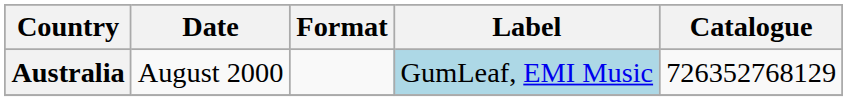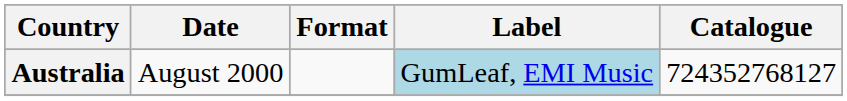(751, 71) 726352768129 -> (751, 71) 724352768127
